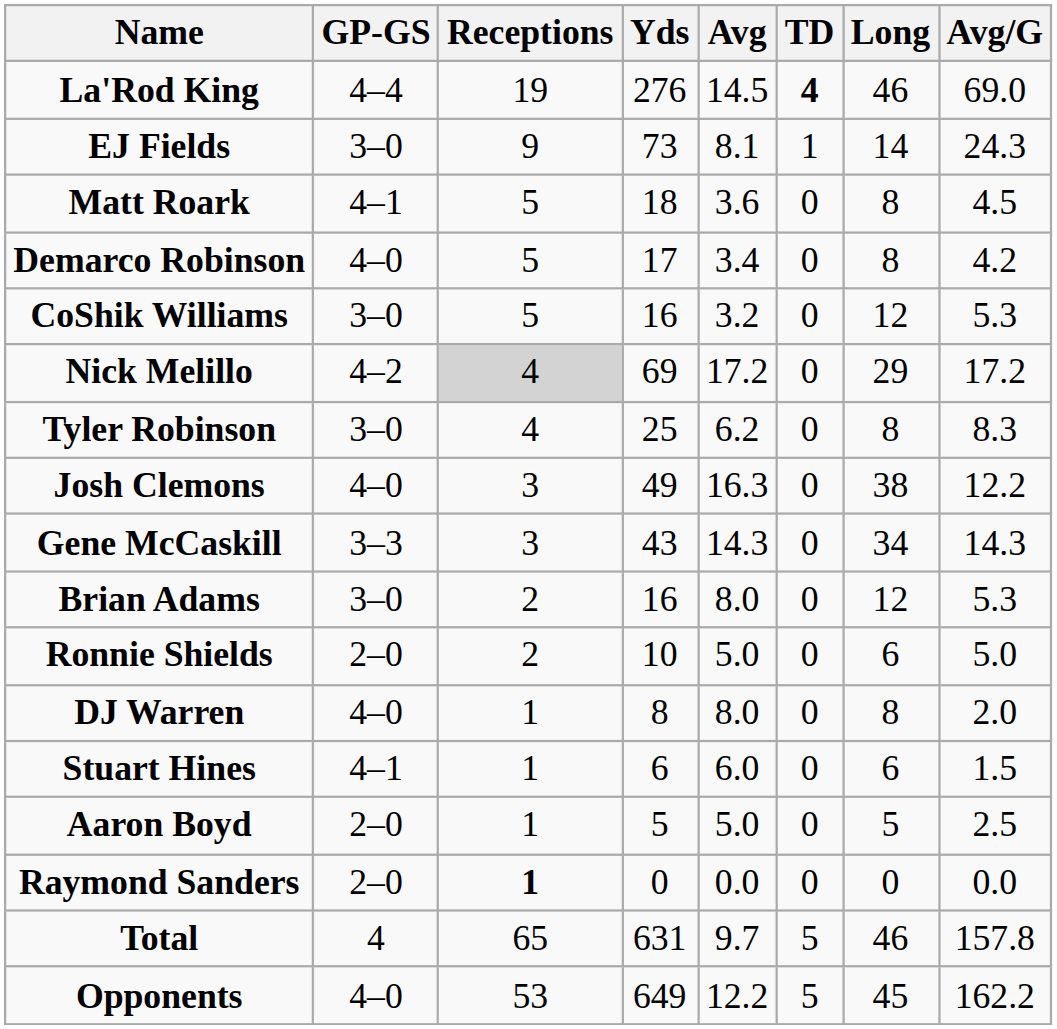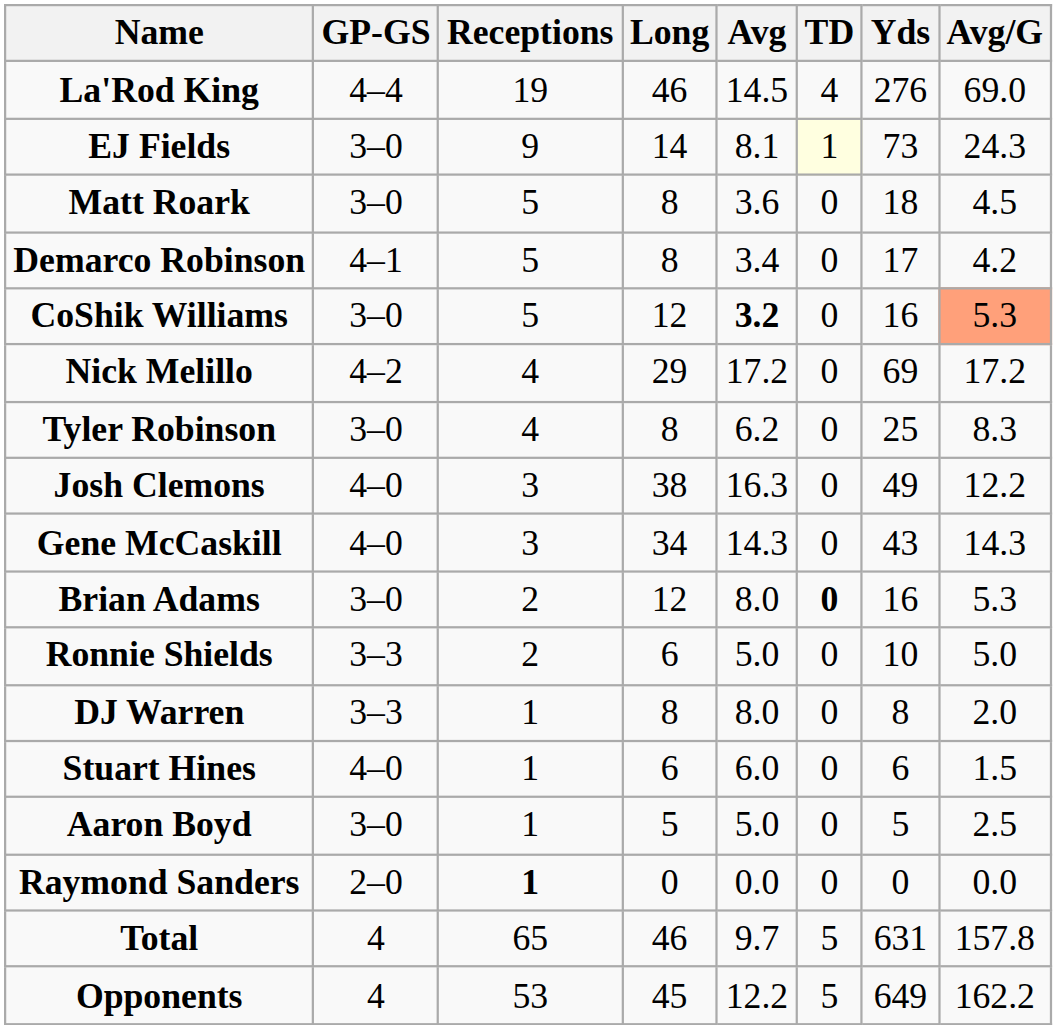columns swapped: (660, 32) <-> (890, 32)
(810, 89) bold -> (829, 89) normal
(810, 145) no background -> (829, 145) lightyellow background
(376, 202) 4–1 -> (376, 202) 3–0
(376, 259) 4–0 -> (376, 259) 4–1
(737, 315) normal -> (757, 315) bold
(995, 315) no background -> (995, 315) lightsalmon background
(530, 372) lightgrey background -> (530, 372) no background
(376, 542) 3–3 -> (376, 542) 4–0
(810, 598) normal -> (829, 598) bold
(376, 655) 2–0 -> (376, 655) 3–3
(376, 711) 4–0 -> (376, 711) 3–3
(376, 768) 4–1 -> (376, 768) 4–0
(376, 825) 2–0 -> (376, 825) 3–0
(376, 994) 4–0 -> (376, 994) 4
